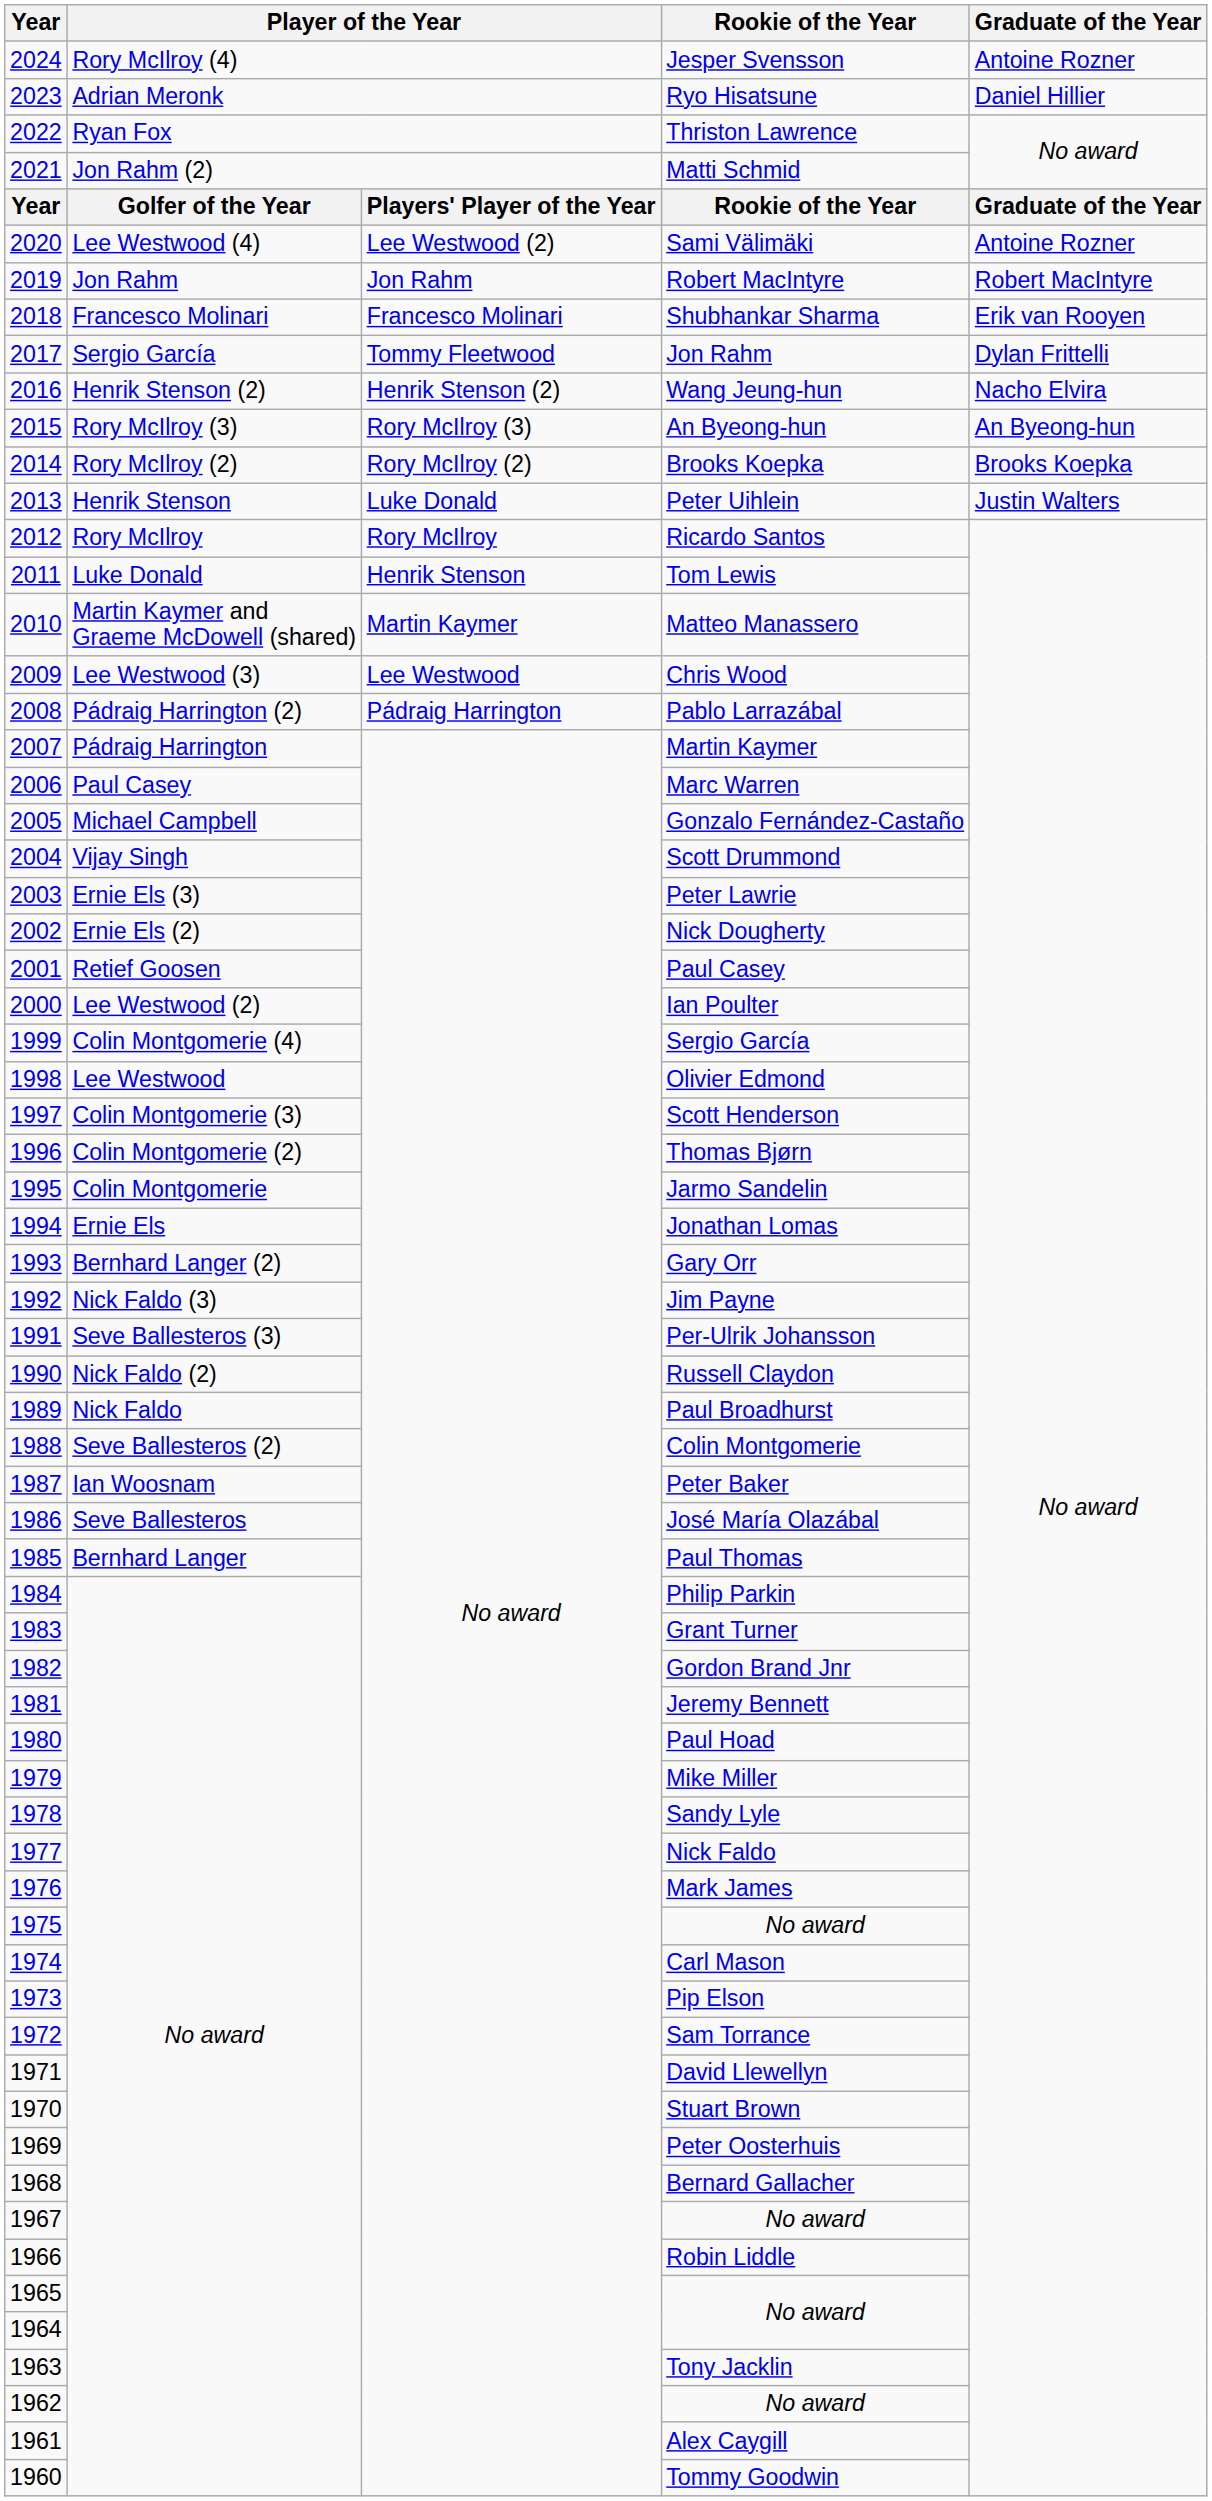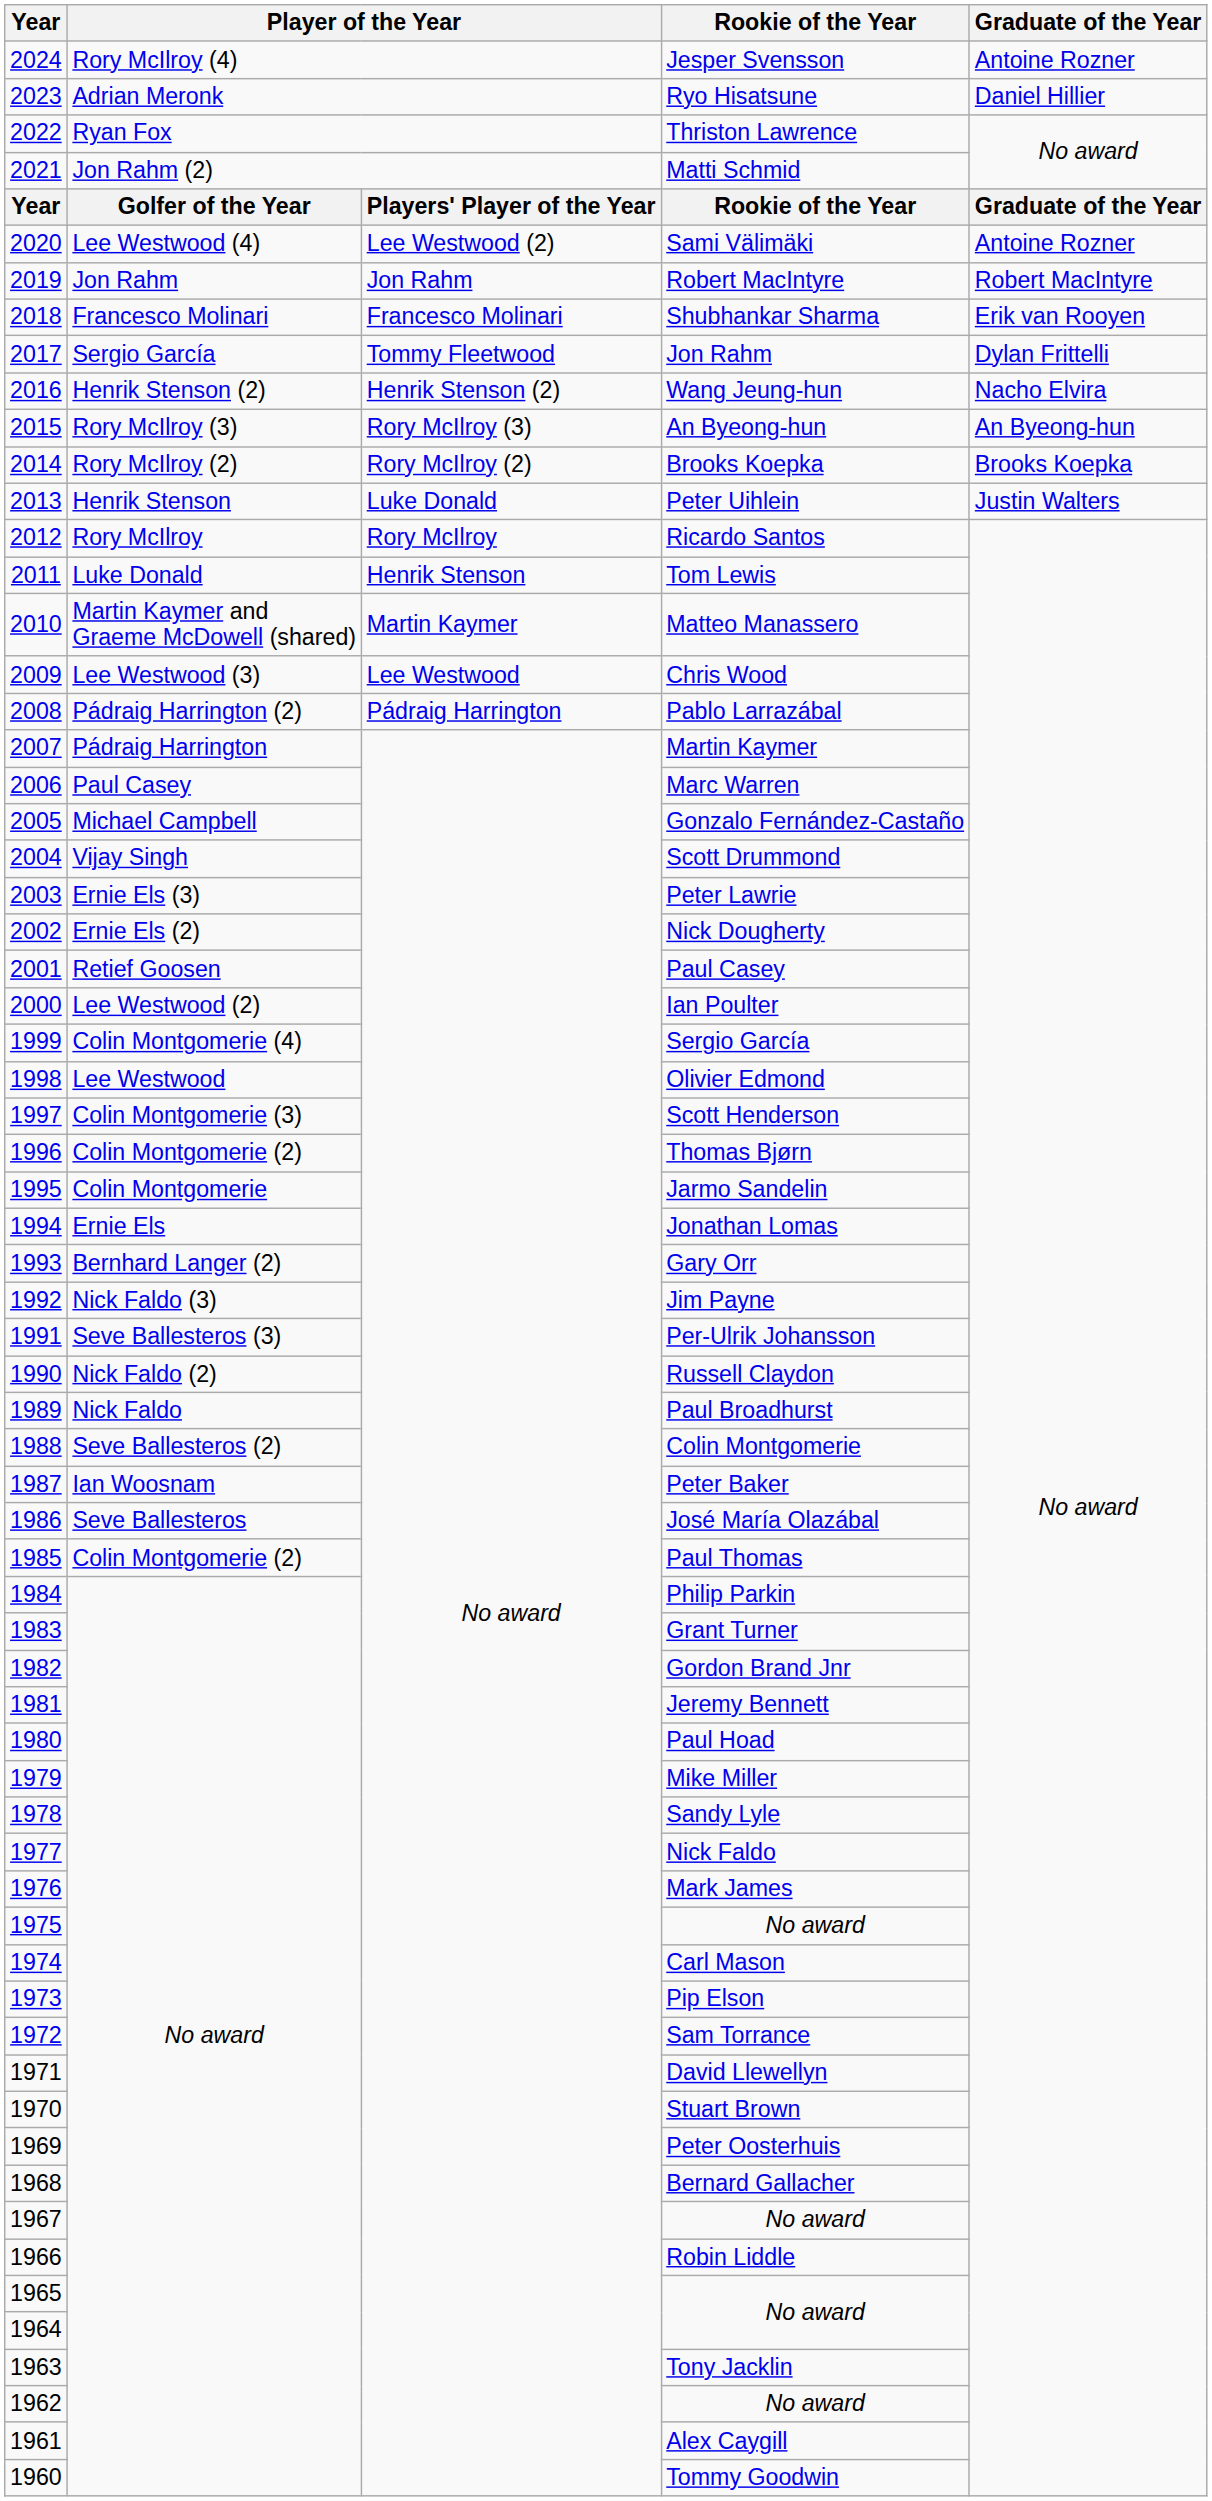(159, 1557) Bernhard Langer -> (187, 1557) Colin Montgomerie (2)
